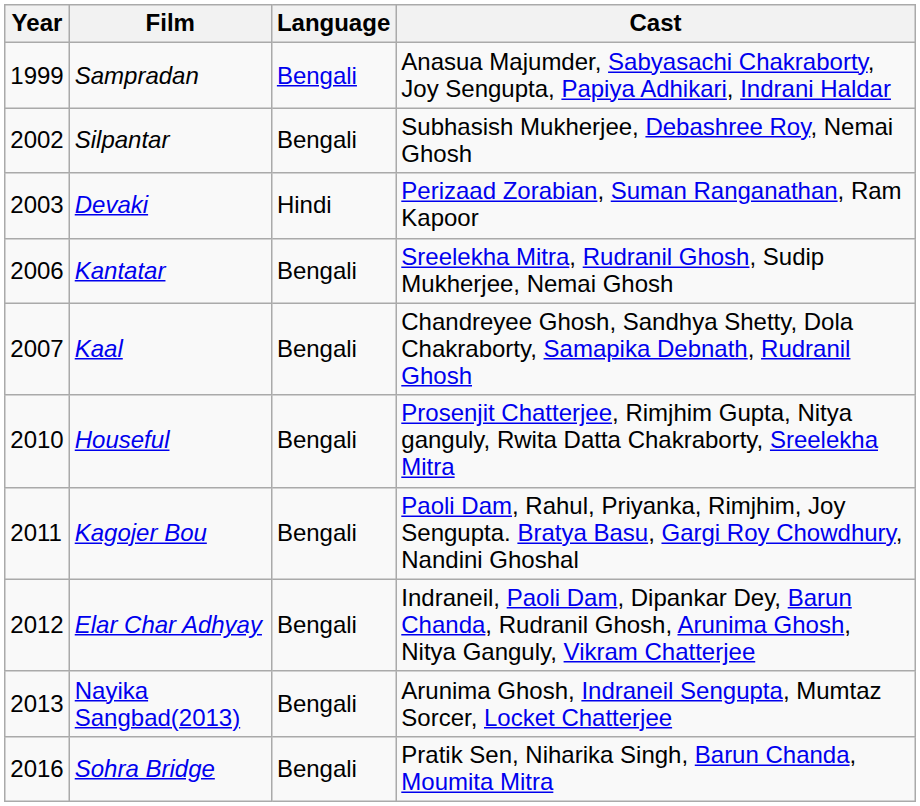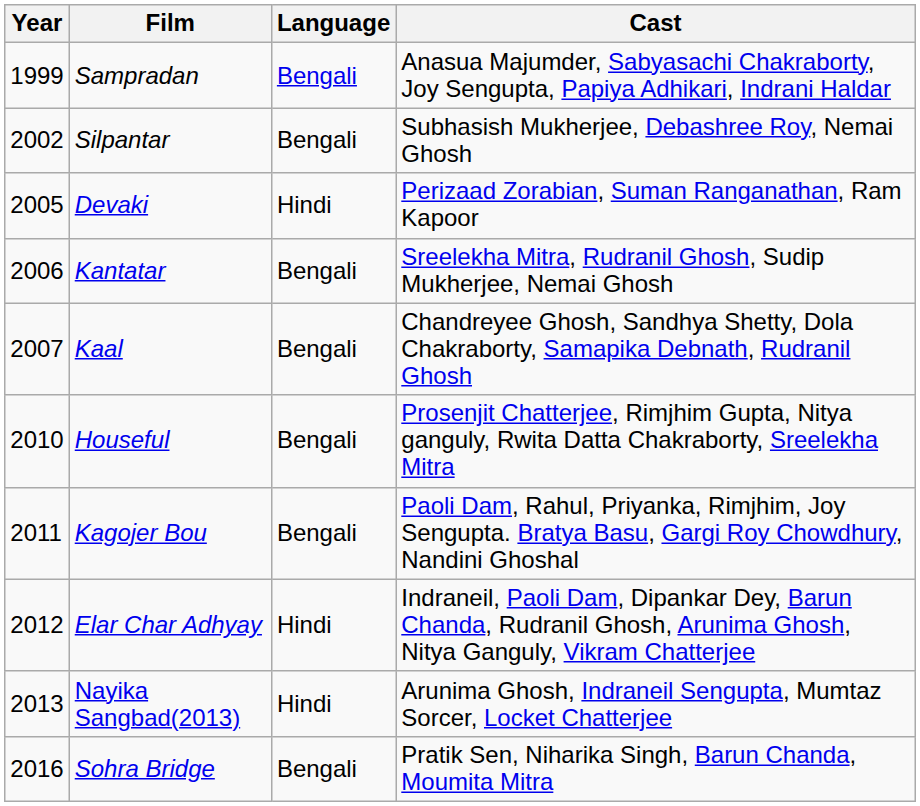(37, 205) 2003 -> (37, 205) 2005
(317, 625) Bengali -> (304, 625) Hindi
(317, 703) Bengali -> (304, 703) Hindi
